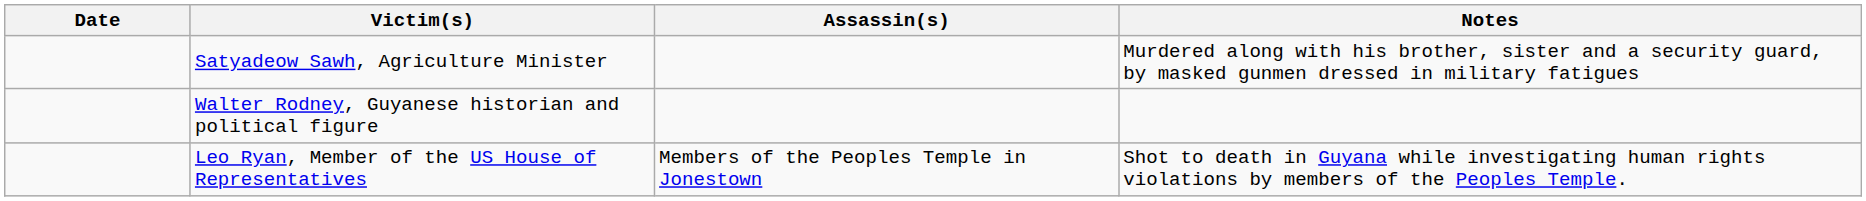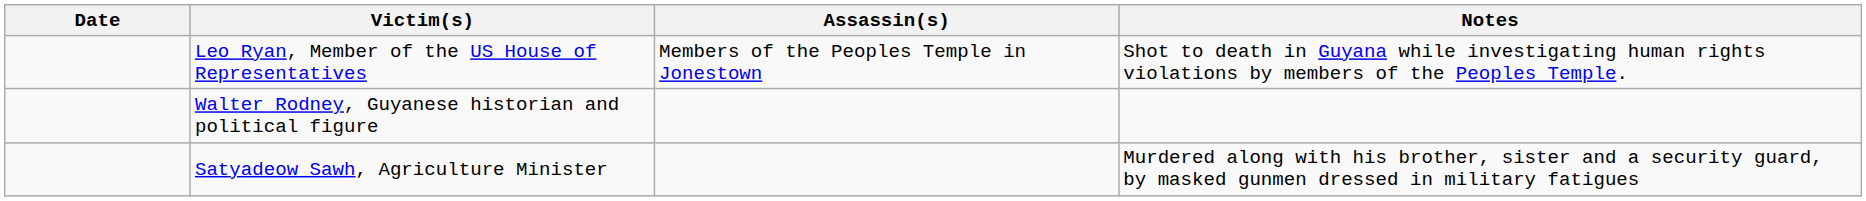rows swapped: (396, 169) <-> (401, 62)
